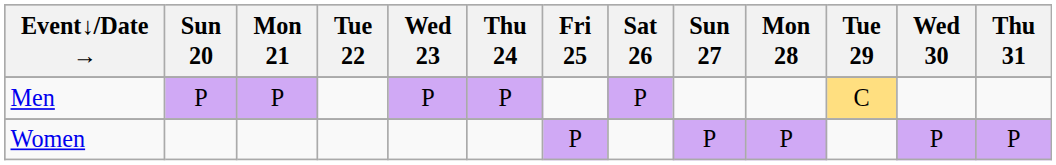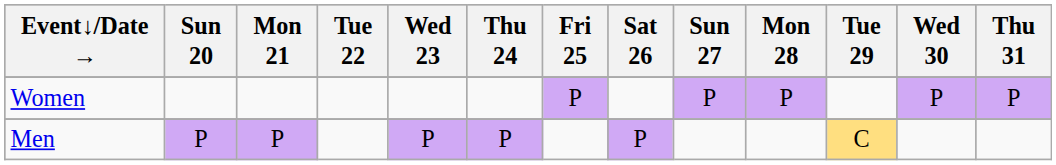rows swapped: (33, 97) <-> (48, 139)
